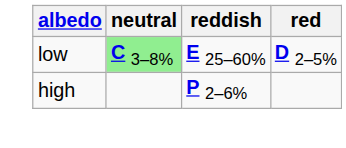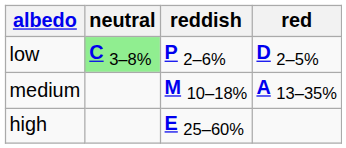(226, 55) E 25–60% -> (195, 55) P 2–6%
+ row: (45, 89)
(217, 90) P 2–6% -> (204, 125) E 25–60%
